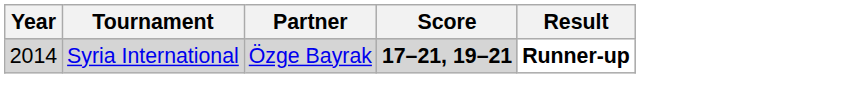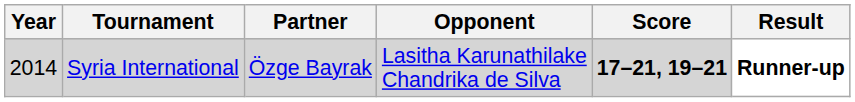+ column: (484, 22)
